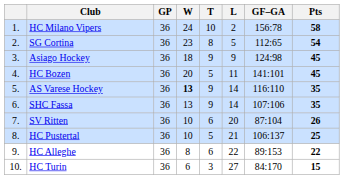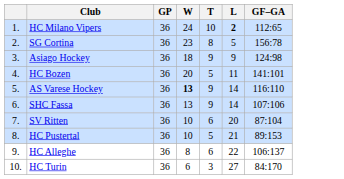- column: (316, 12)
(233, 27) normal -> (233, 27) bold
(268, 27) 156:78 -> (268, 27) 112:65
(268, 43) 112:65 -> (268, 43) 156:78
(268, 136) 106:137 -> (268, 136) 89:153
(268, 151) 89:153 -> (268, 151) 106:137
